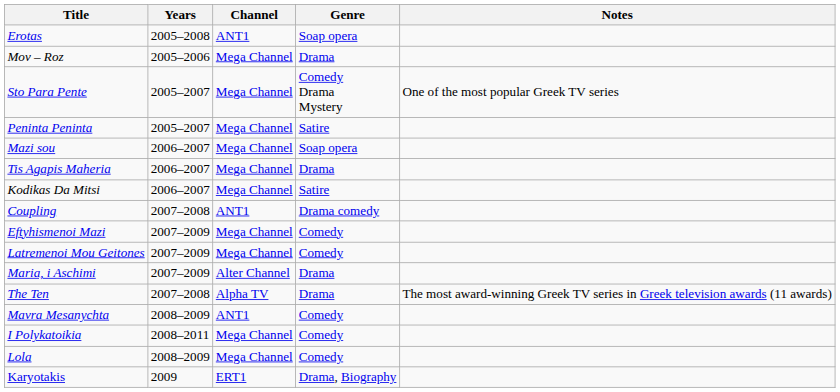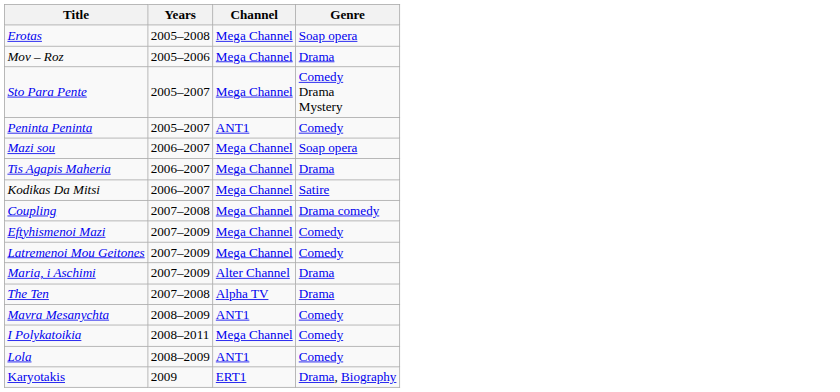- column: (617, 14)
(233, 35) ANT1 -> (254, 35) Mega Channel
(254, 127) Mega Channel -> (233, 127) ANT1
(314, 127) Satire -> (321, 127) Comedy
(233, 210) ANT1 -> (254, 210) Mega Channel
(254, 356) Mega Channel -> (233, 356) ANT1
